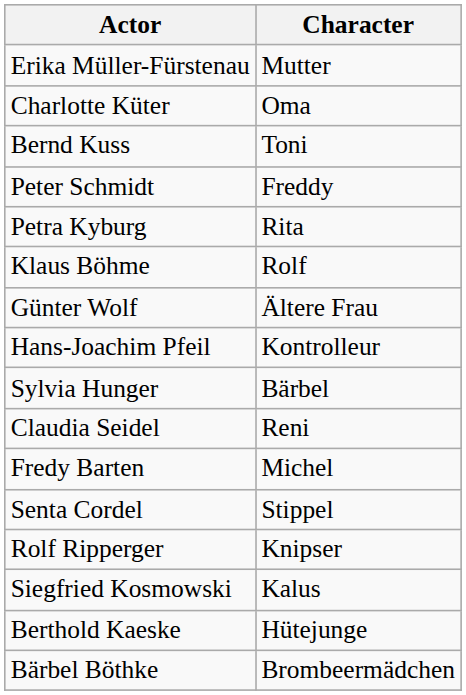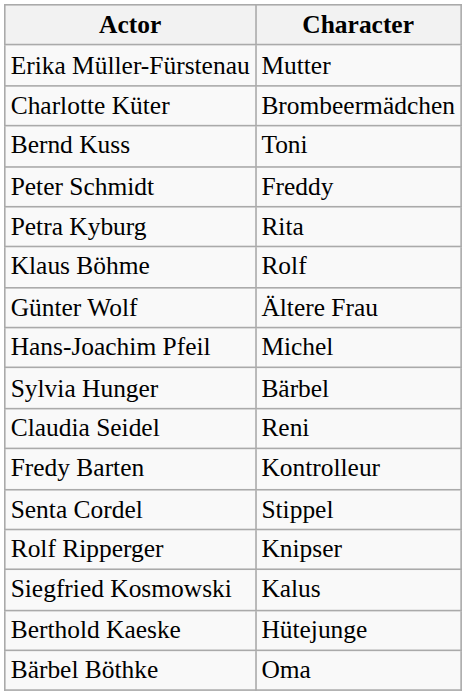(286, 105) Oma -> (358, 105) Brombeermädchen
(321, 347) Kontrolleur -> (297, 347) Michel
(297, 468) Michel -> (321, 468) Kontrolleur
(358, 670) Brombeermädchen -> (286, 670) Oma
